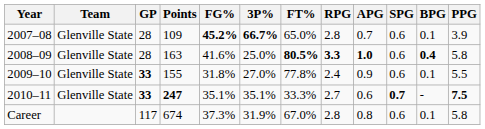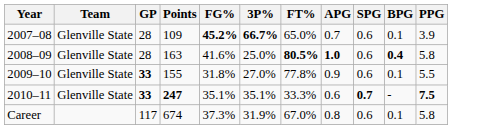- column: (338, 14)
